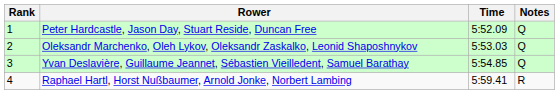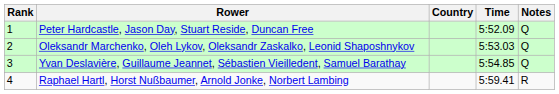+ column: (453, 13)
